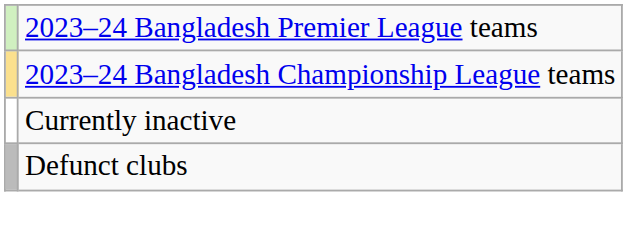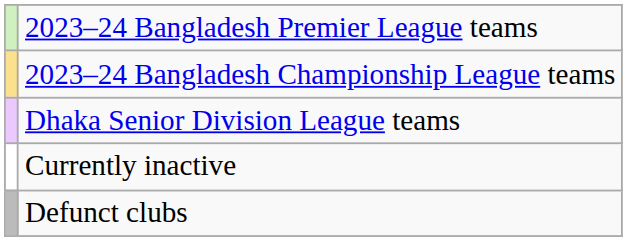+ row: (243, 119)
